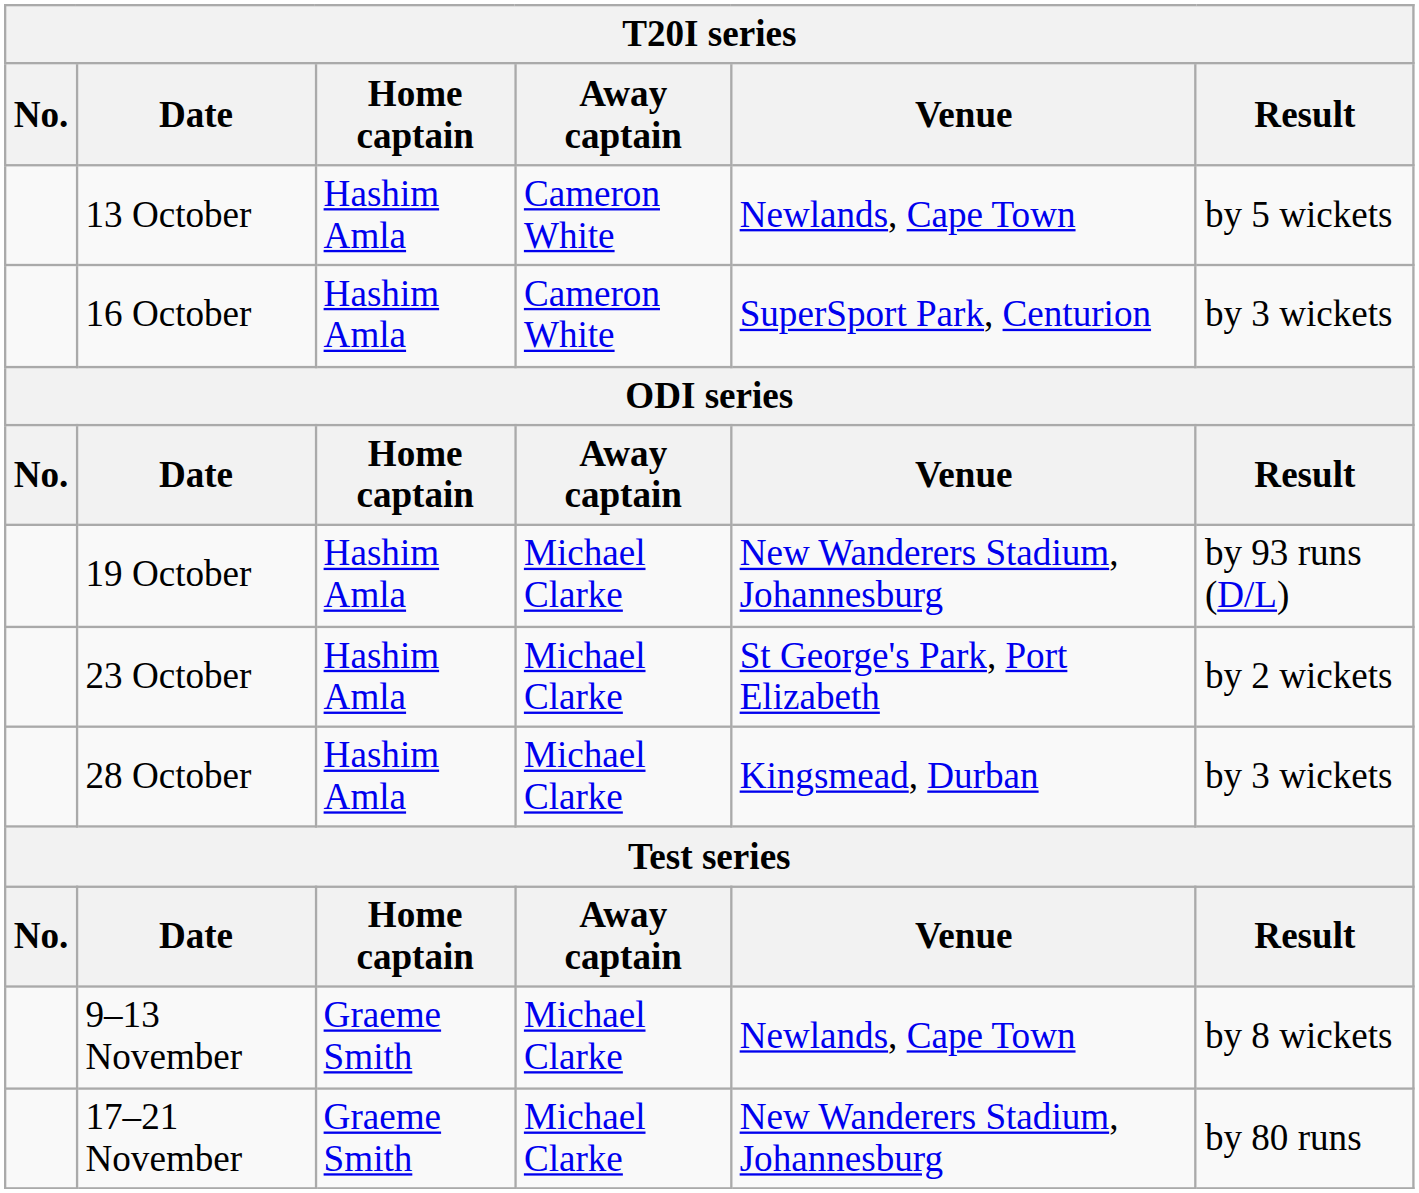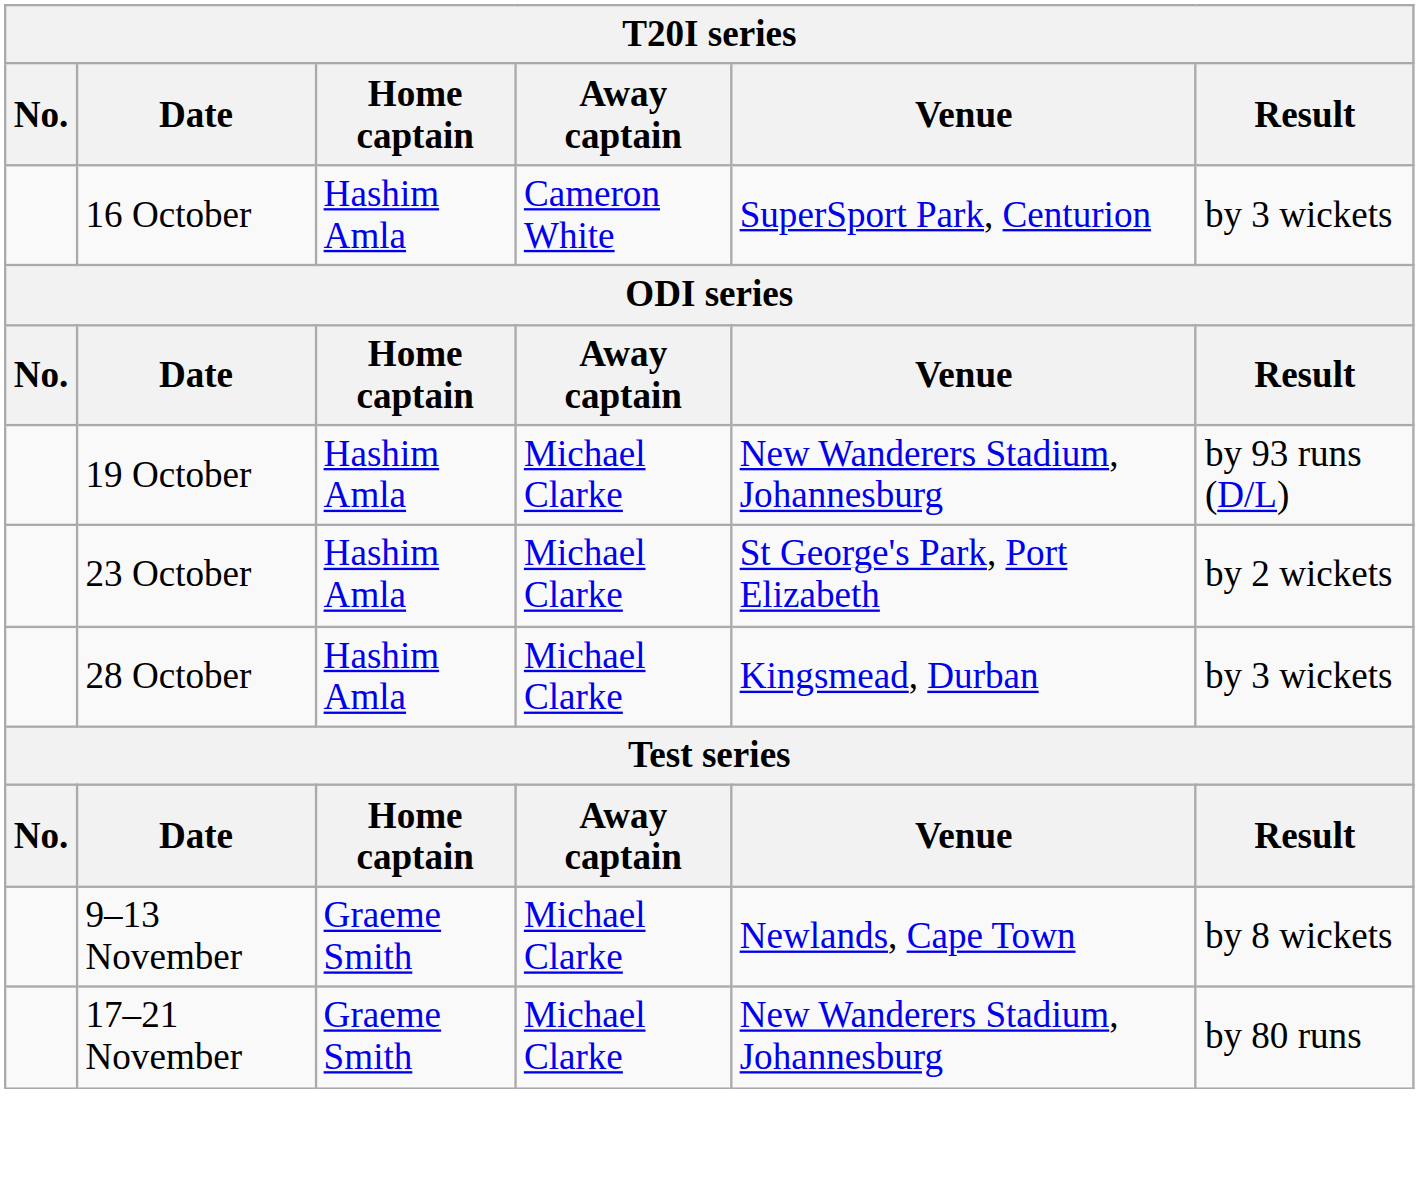- row: (168, 214)
